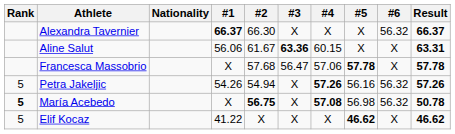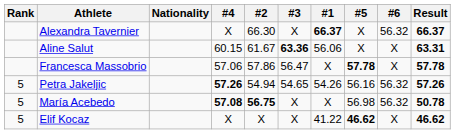columns swapped: (228, 13) <-> (328, 13)
(261, 66) 57.68 -> (261, 66) 57.86
(295, 84) X -> (295, 84) 54.65
(21, 102) bold -> (21, 102) normal
